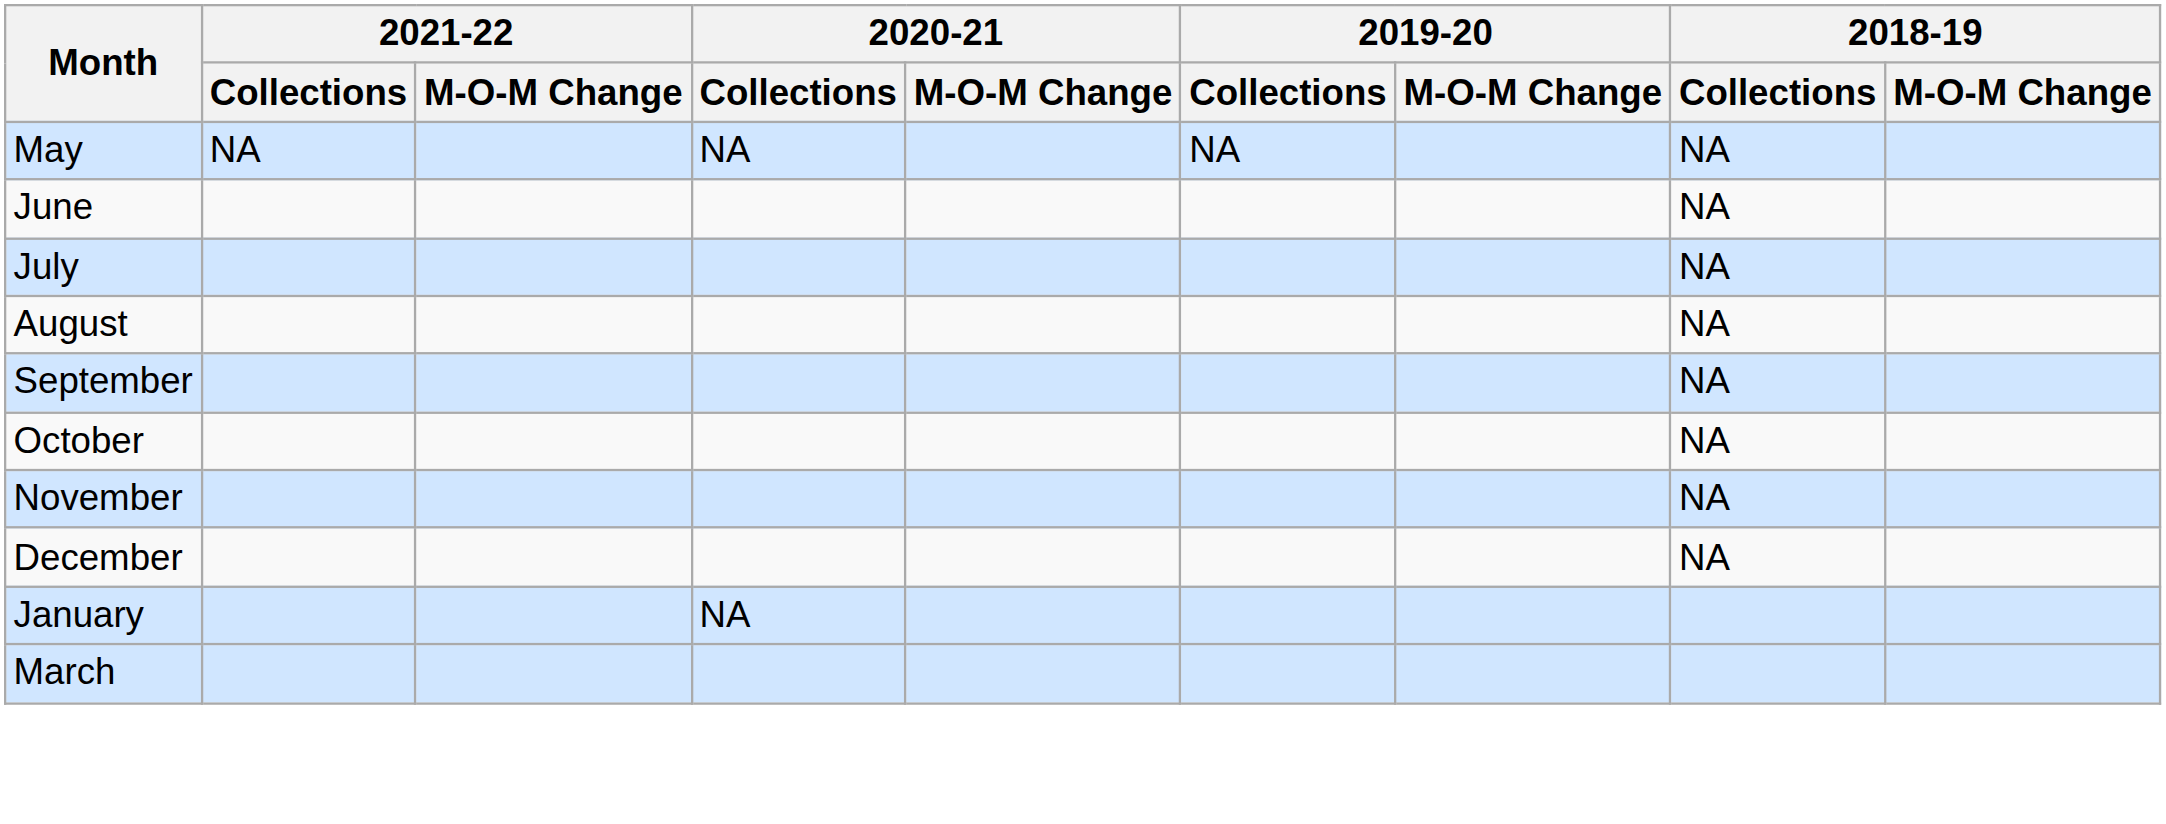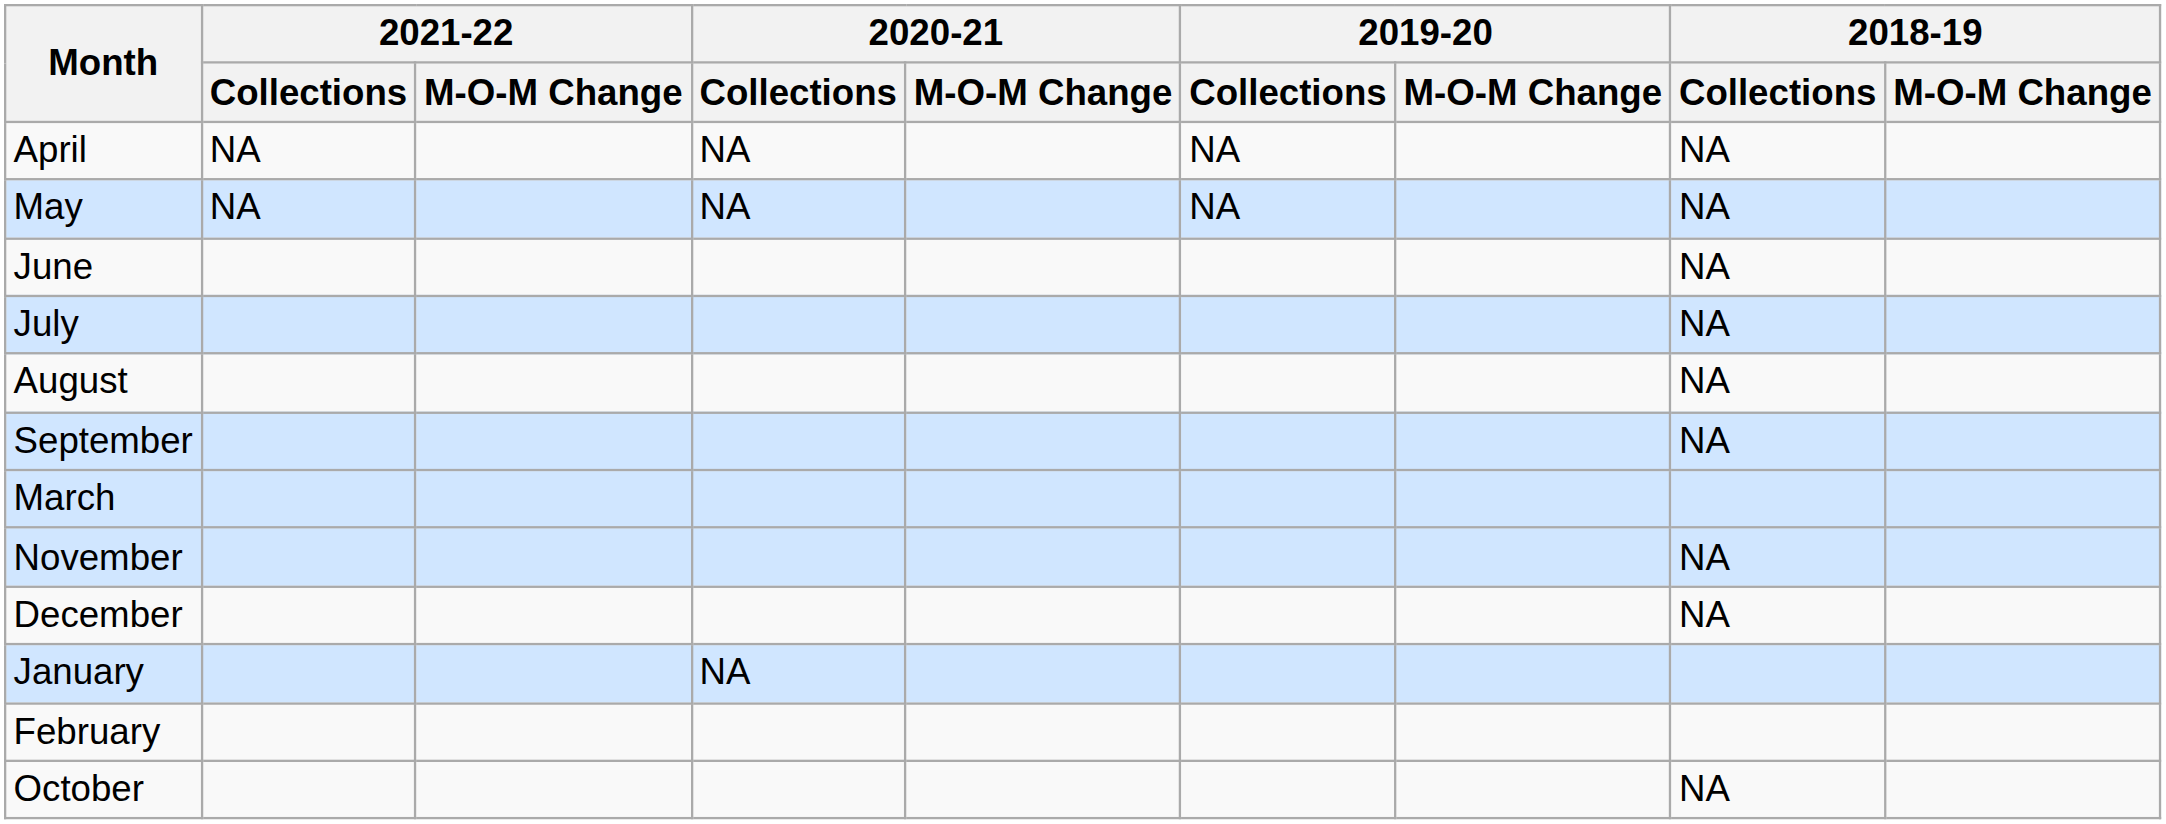+ row: (50, 149)
rows swapped: (79, 440) <-> (64, 672)
+ row: (87, 730)
